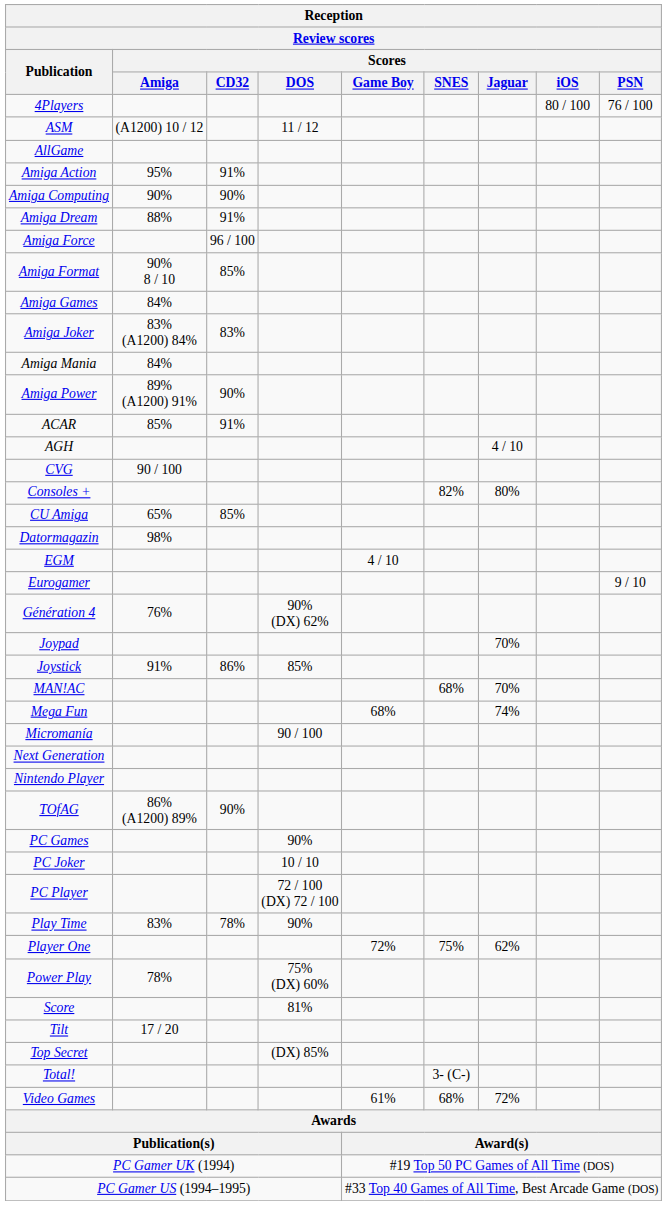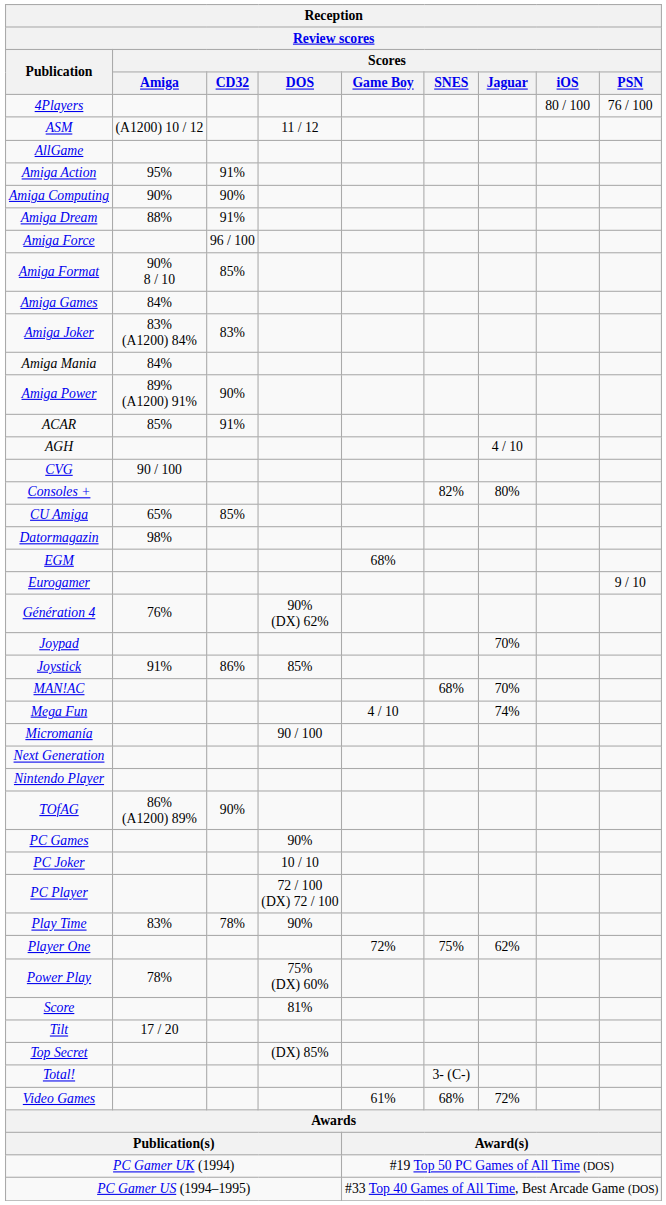(383, 560) 4 / 10 -> (383, 560) 68%
(383, 711) 68% -> (383, 711) 4 / 10
